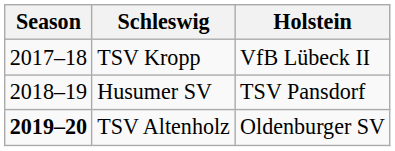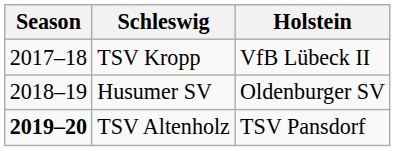(303, 92) TSV Pansdorf -> (313, 92) Oldenburger SV
(313, 127) Oldenburger SV -> (303, 127) TSV Pansdorf
